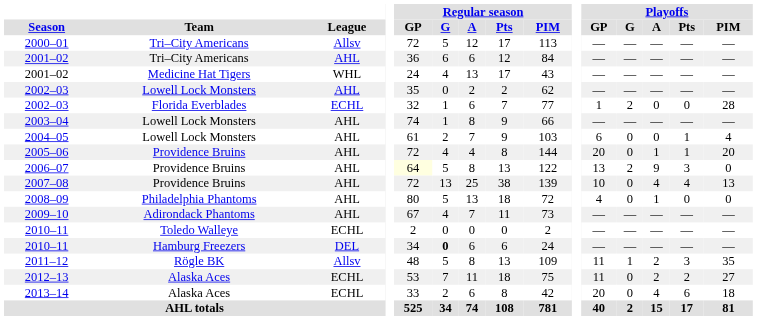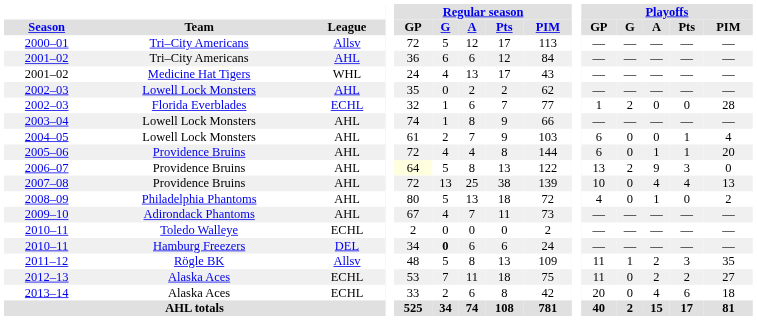(599, 152) 20 -> (599, 152) 6
(728, 199) 0 -> (728, 199) 2
